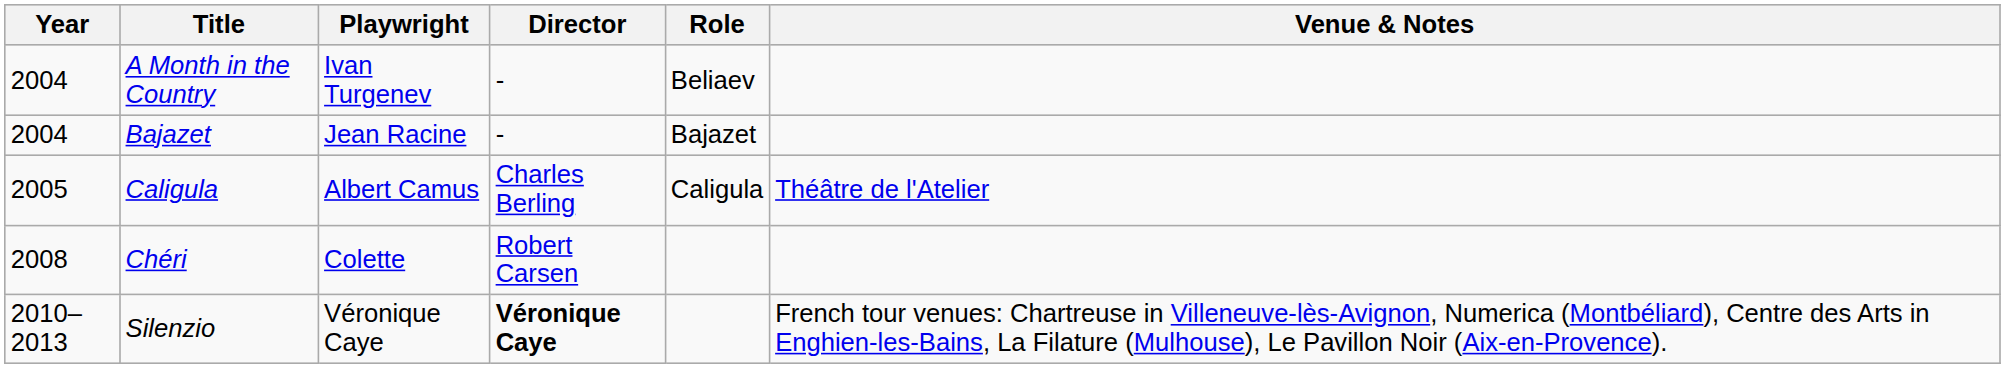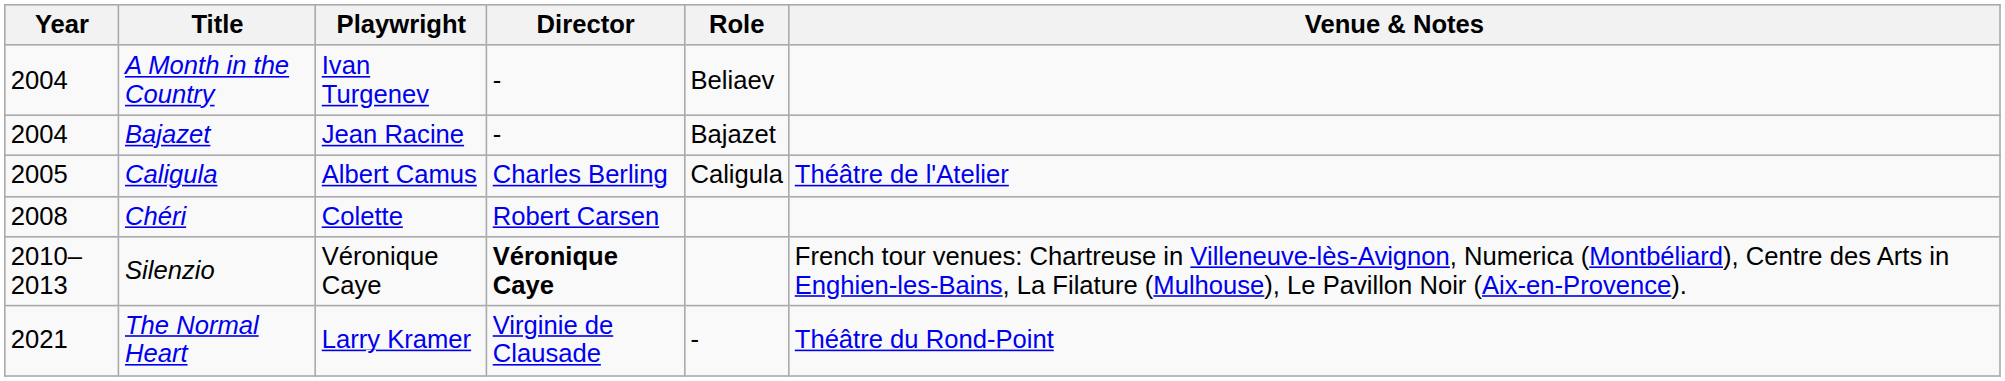+ row: (192, 340)
